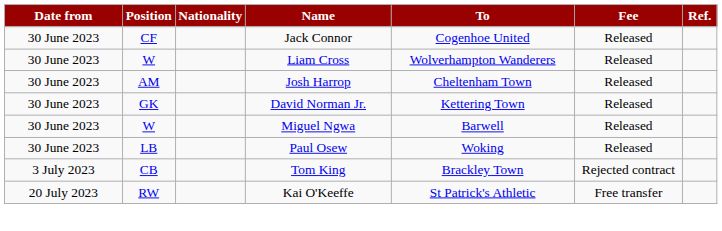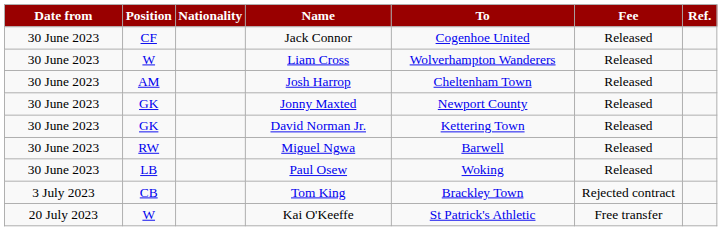+ row: (318, 104)
(149, 126) W -> (149, 148) RW
(149, 192) RW -> (149, 214) W
